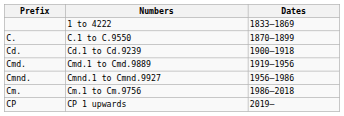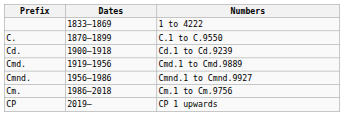columns swapped: (294, 11) <-> (157, 11)
